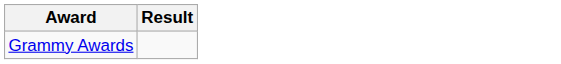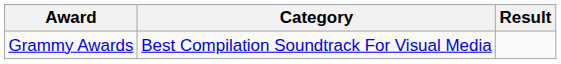+ column: (316, 17)
